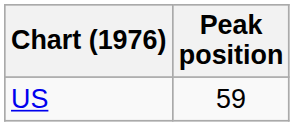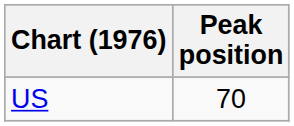(231, 98) 59 -> (231, 98) 70
